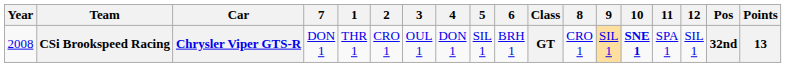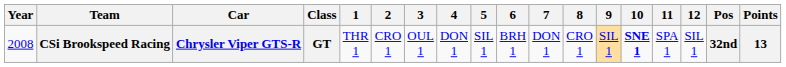columns swapped: (546, 14) <-> (321, 14)
